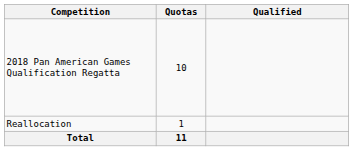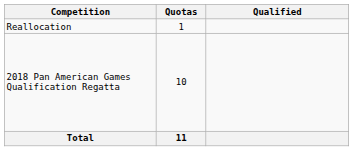rows swapped: (69, 68) <-> (39, 124)
